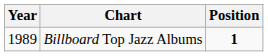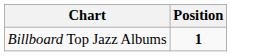- column: (22, 16)
